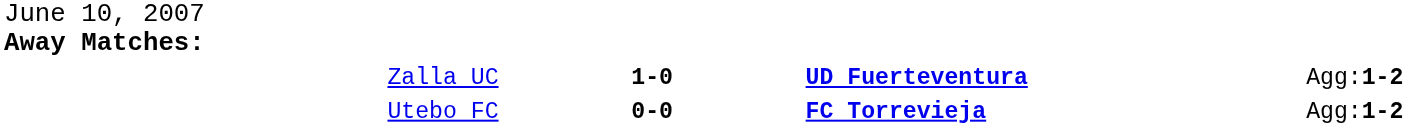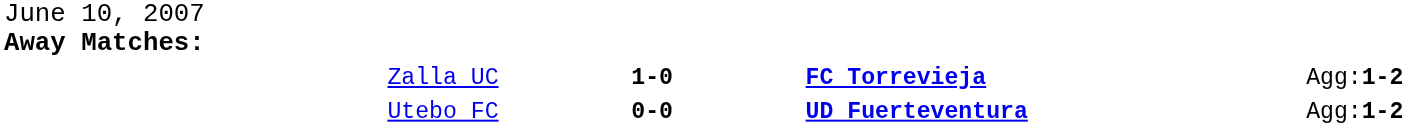(917, 78) UD Fuerteventura -> (896, 78) FC Torrevieja
(896, 112) FC Torrevieja -> (917, 112) UD Fuerteventura
